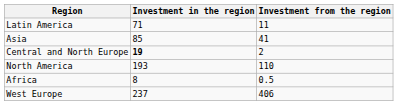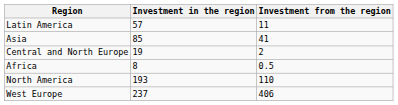(138, 25) 71 -> (138, 25) 57
(138, 53) bold -> (138, 53) normal
rows swapped: (22, 80) <-> (39, 66)
